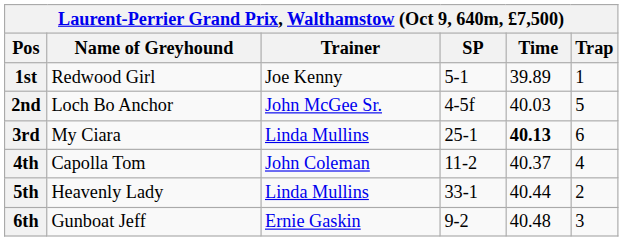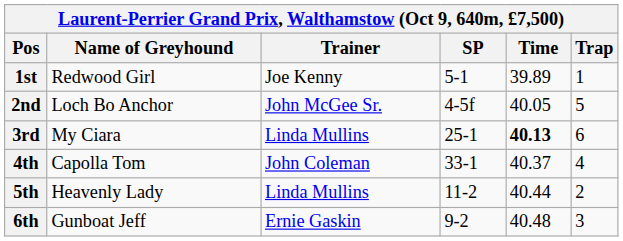(530, 105) 40.03 -> (530, 105) 40.05
(461, 163) 11-2 -> (461, 163) 33-1
(461, 192) 33-1 -> (461, 192) 11-2
